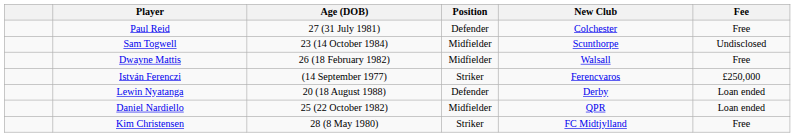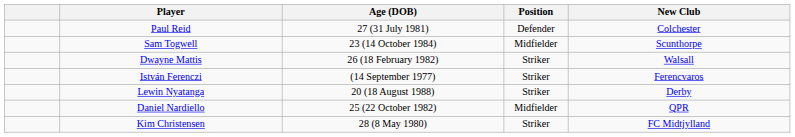- column: (741, 12)
(470, 60) Midfielder -> (536, 60) Striker
(470, 92) Defender -> (536, 92) Striker
